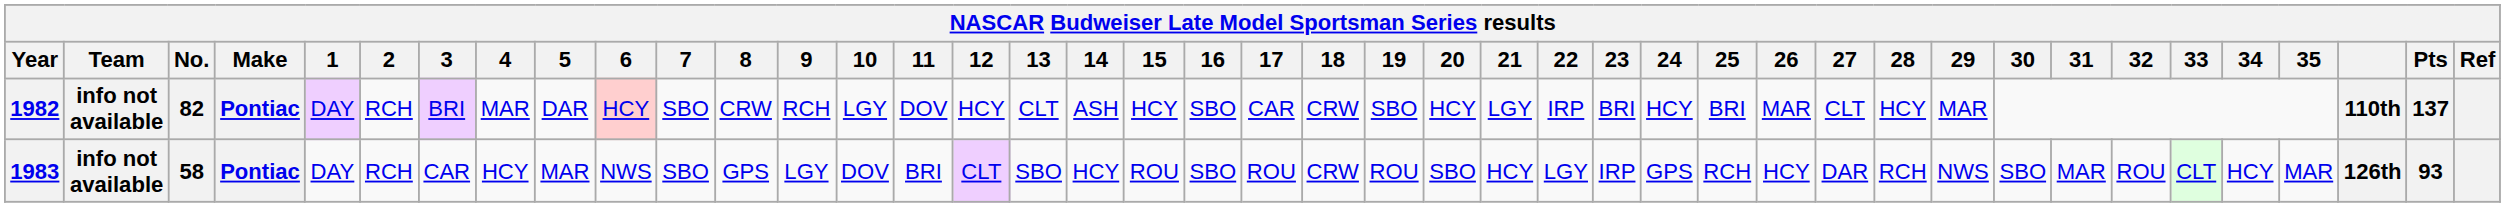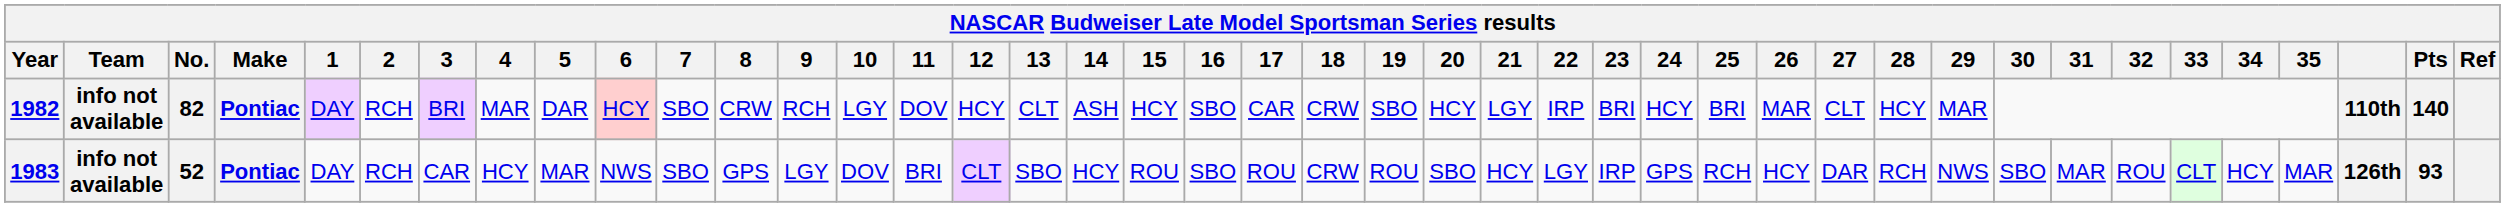(2431, 109) 137 -> (2431, 109) 140
(192, 171) 58 -> (192, 171) 52
